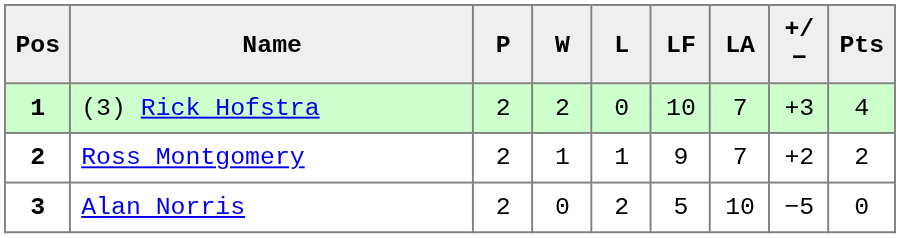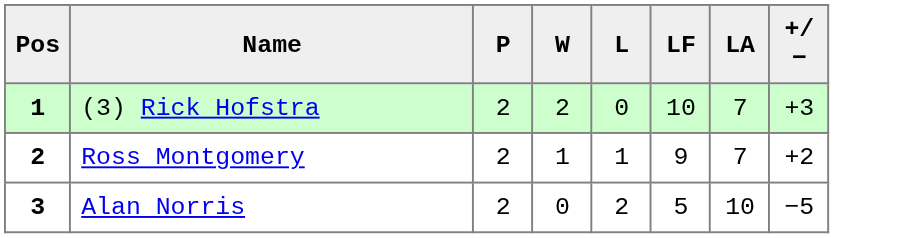- column: (862, 44)
